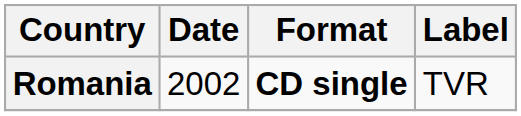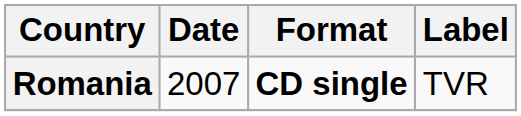(204, 82) 2002 -> (204, 82) 2007
